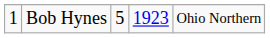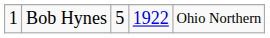(151, 18) 1923 -> (151, 18) 1922
